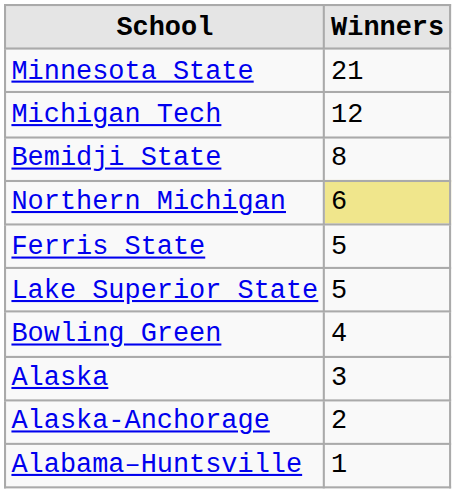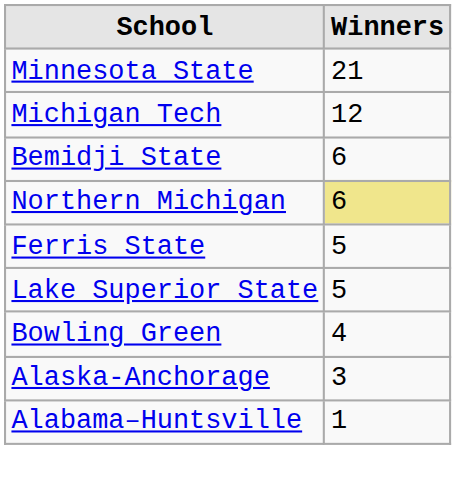(339, 159) 8 -> (339, 159) 6
- row: (60, 378)
(339, 422) 2 -> (339, 378) 3
